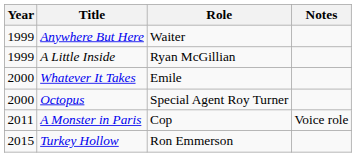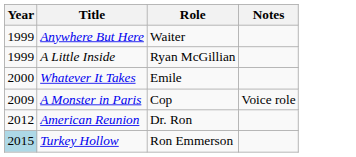- row: (62, 99)
(21, 120) 2011 -> (21, 99) 2009
+ row: (90, 120)
(21, 141) no background -> (21, 141) lightblue background
